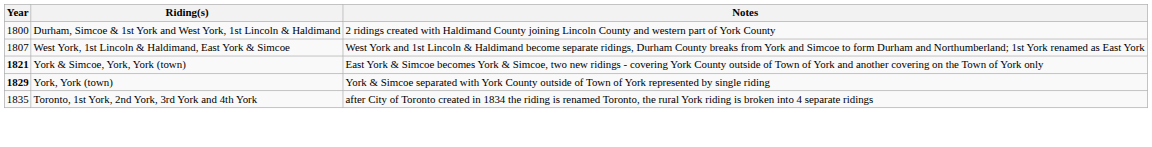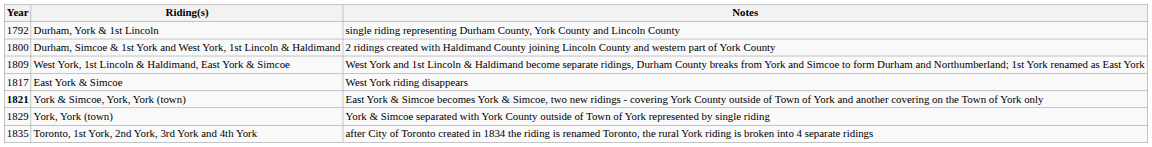+ row: (96, 30)
(18, 47) 1807 -> (18, 64) 1809
+ row: (78, 82)
(18, 82) bold -> (18, 116) normal
